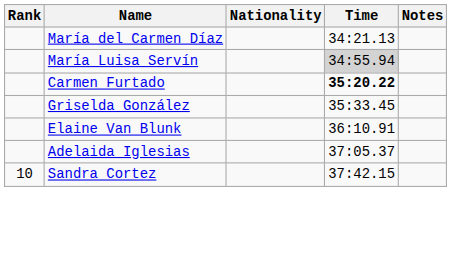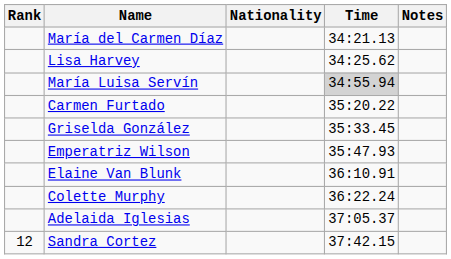+ row: (94, 61)
(362, 84) bold -> (362, 107) normal
+ row: (119, 152)
+ row: (106, 197)
(25, 175) 10 -> (25, 243) 12
